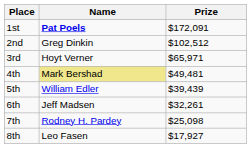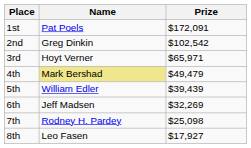(64, 27) bold -> (62, 27) normal
(188, 43) $102,512 -> (188, 43) $102,542
(186, 74) $49,481 -> (186, 74) $49,479
(186, 105) $32,261 -> (186, 105) $32,269
